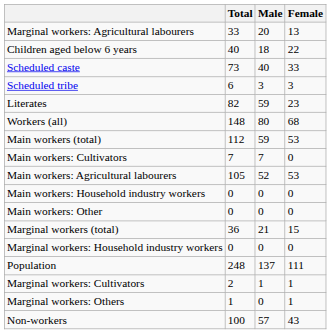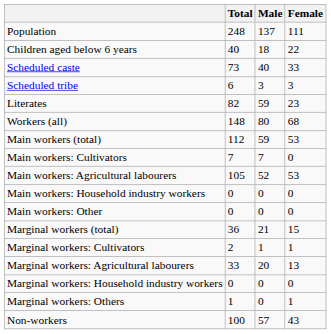rows swapped: (32, 265) <-> (100, 31)
rows swapped: (76, 283) <-> (115, 247)
